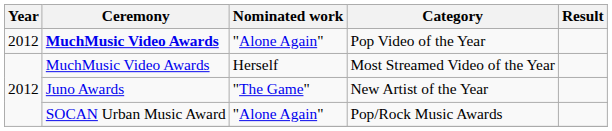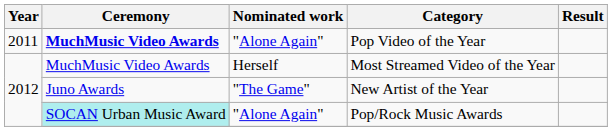(23, 41) 2012 -> (23, 41) 2011
(136, 114) no background -> (136, 114) paleturquoise background
